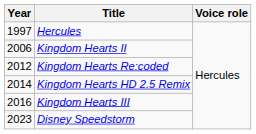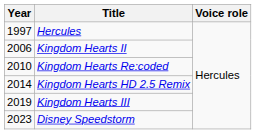(19, 66) 2012 -> (19, 66) 2010
(19, 102) 2016 -> (19, 102) 2019
